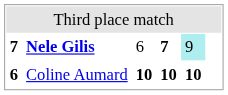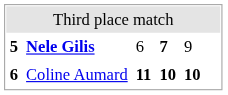(14, 47) 7 -> (14, 47) 5
(189, 47) paleturquoise background -> (188, 47) no background
(144, 74) 10 -> (144, 74) 11
